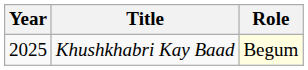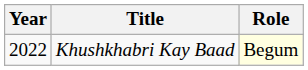(28, 49) 2025 -> (28, 49) 2022
